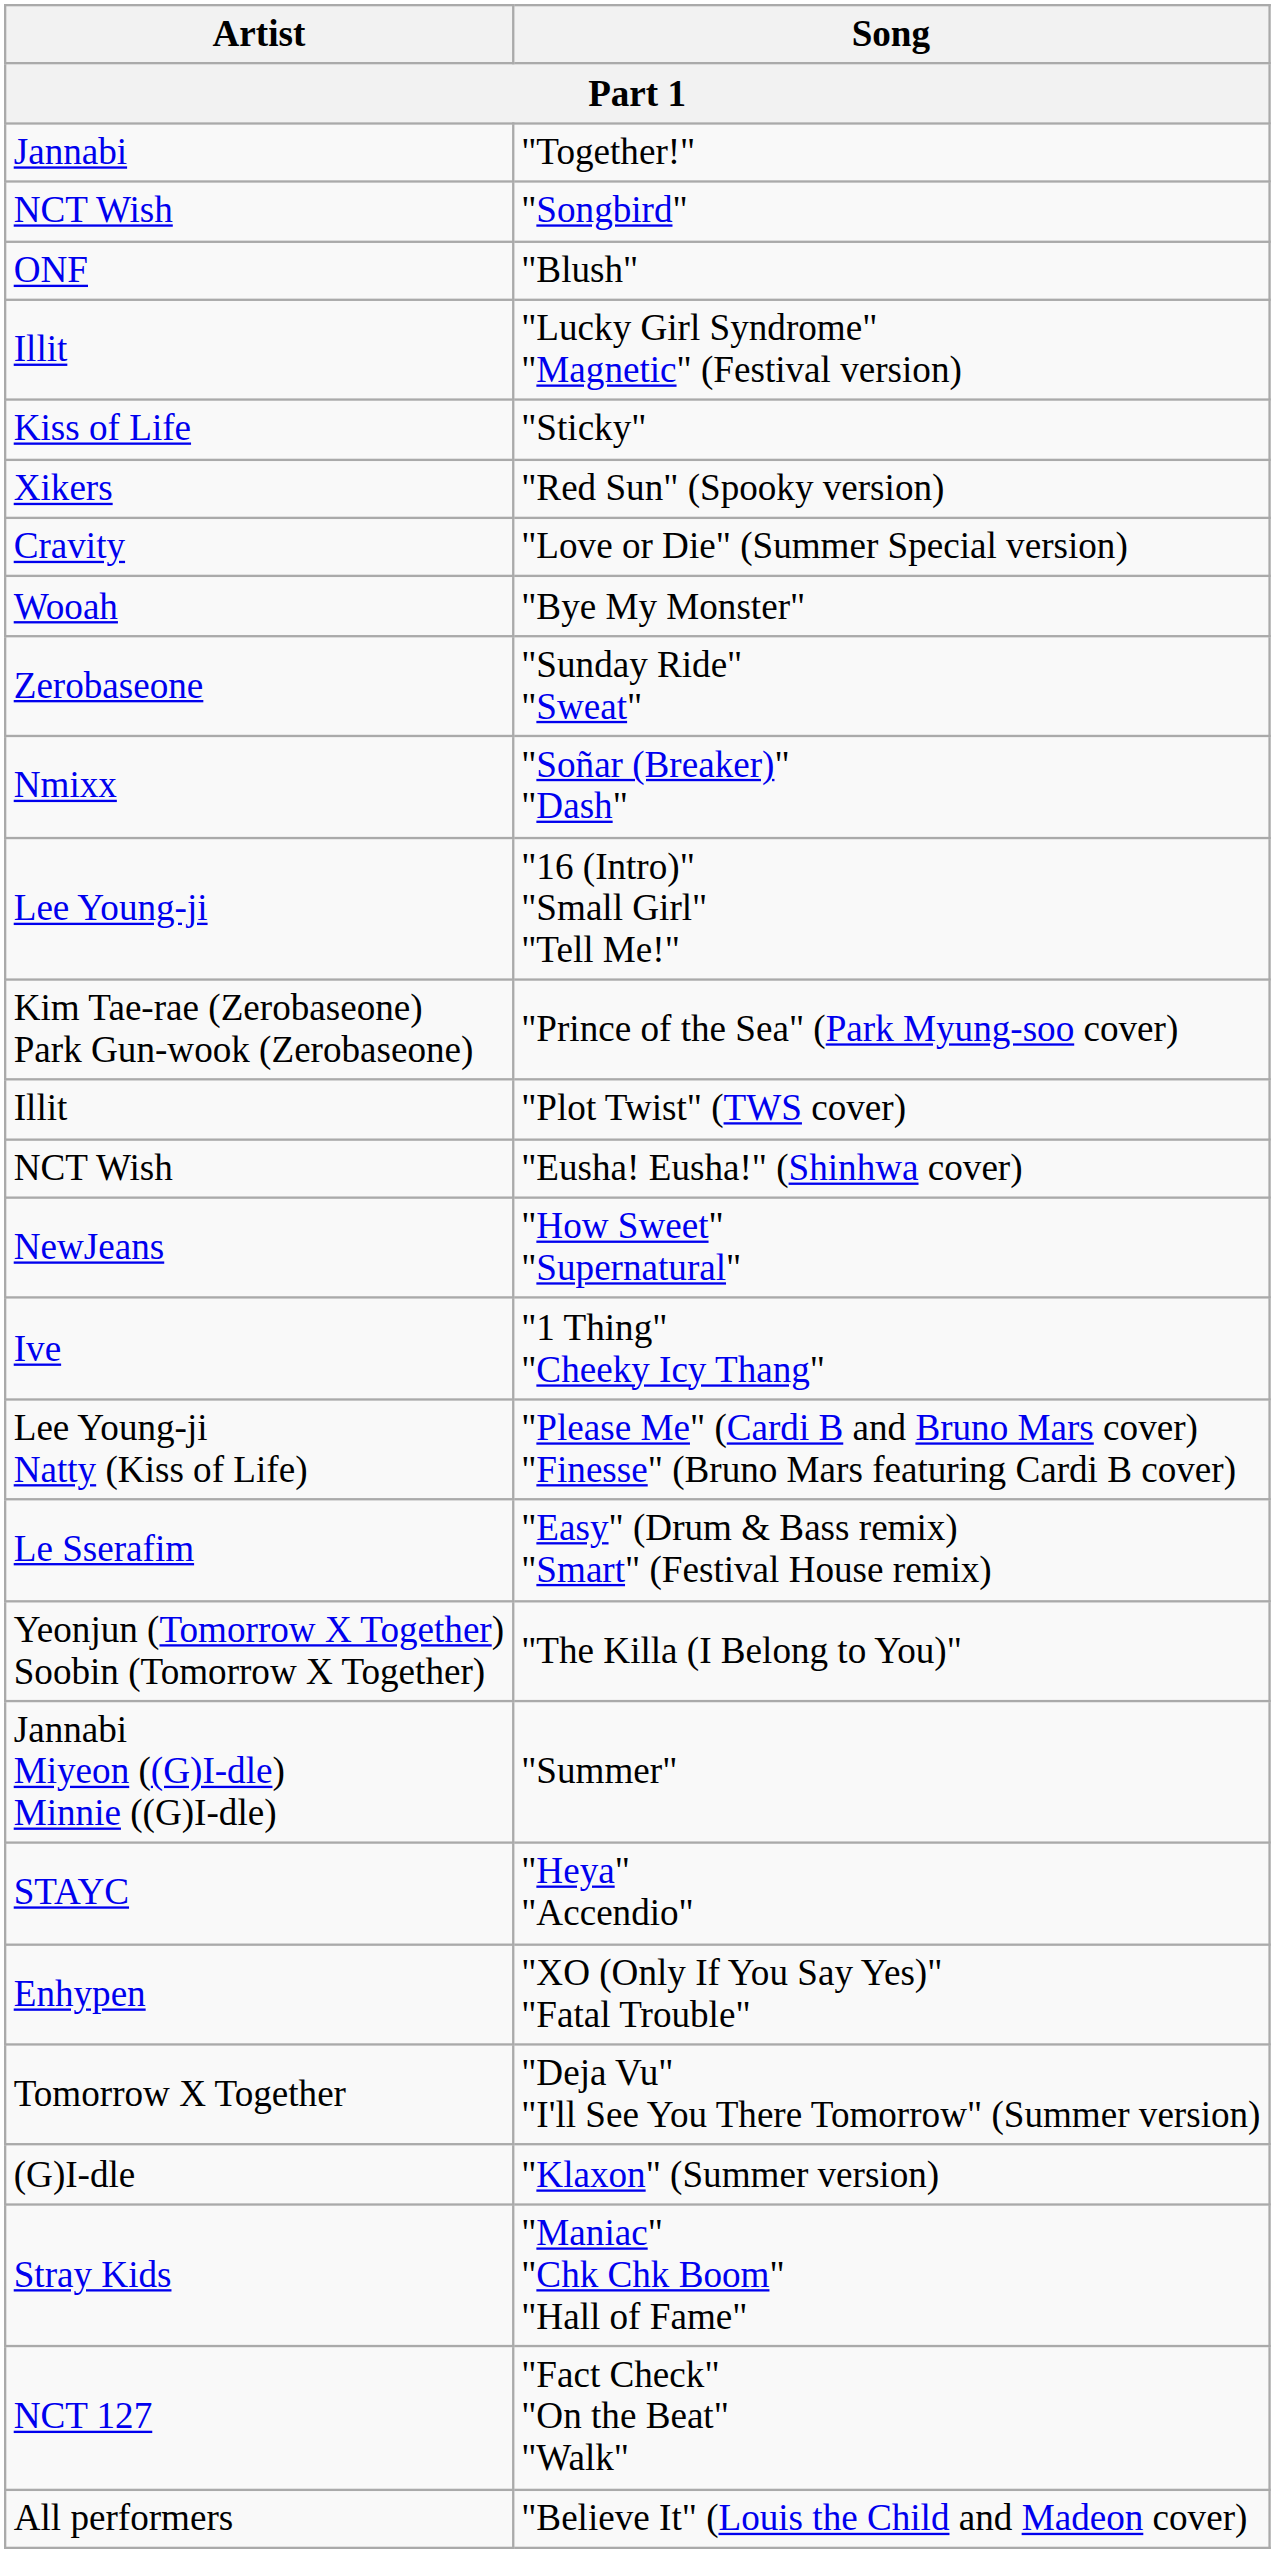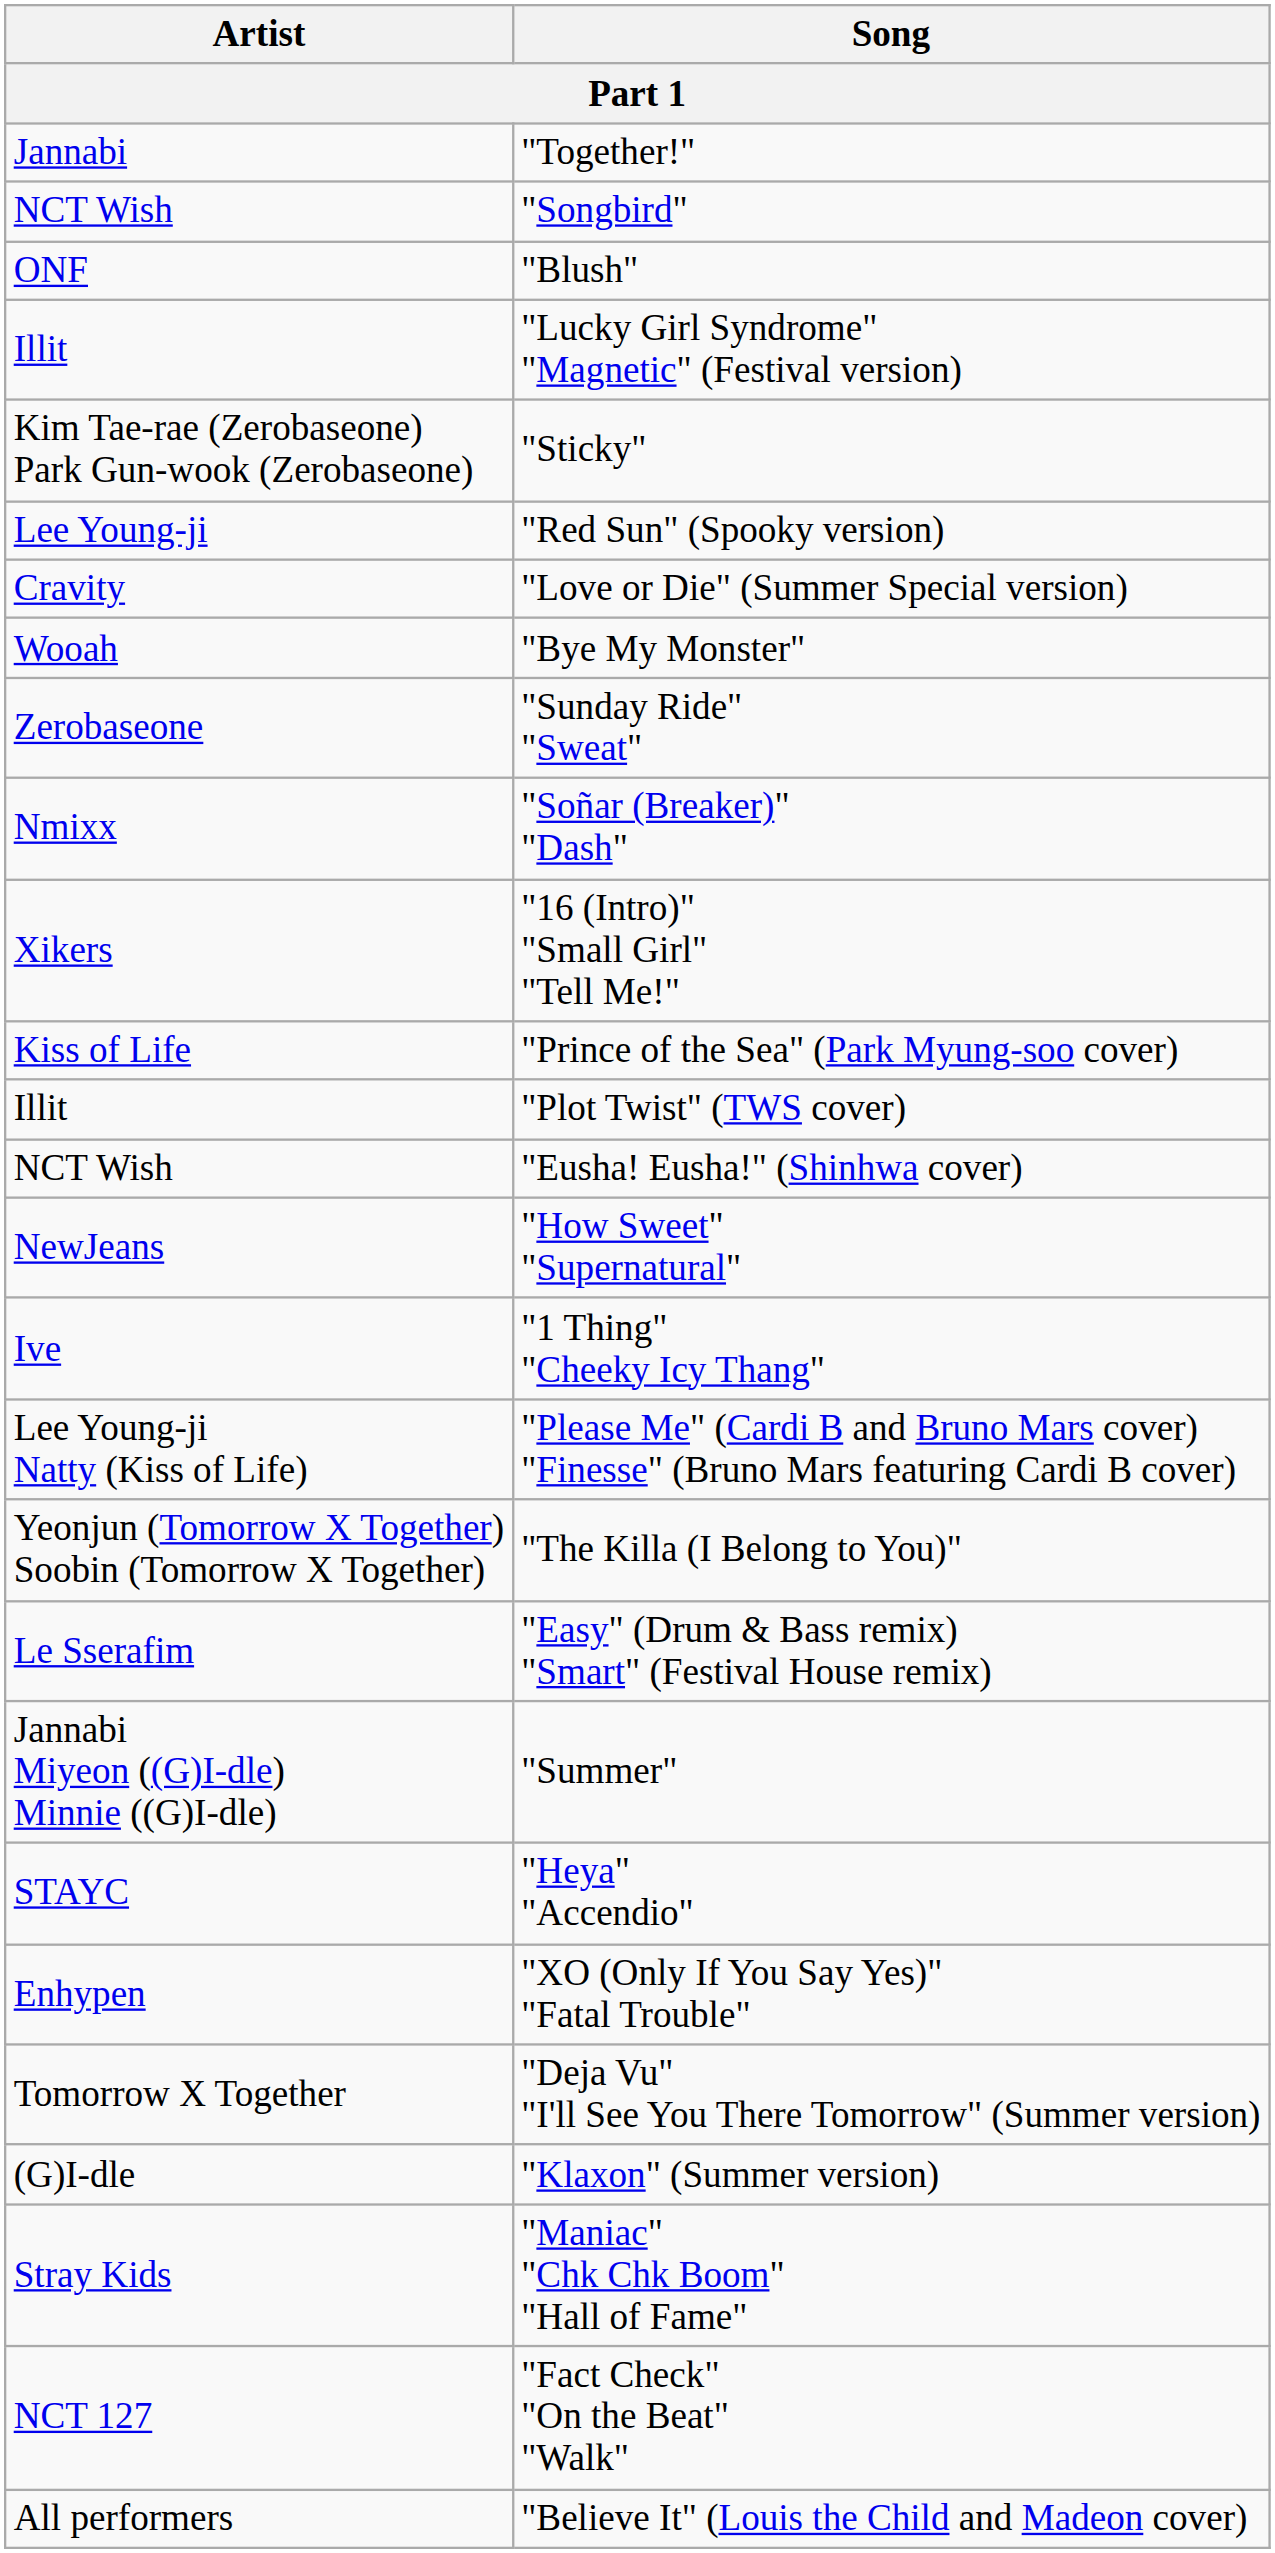(102, 428) Kiss of Life -> (244, 449) Kim Tae-rae (Zerobaseone) Park Gun-wook (Zerobaseone)
(63, 487) Xikers -> (111, 529) Lee Young-ji
(111, 907) Lee Young-ji -> (63, 949) Xikers
(244, 1028) Kim Tae-rae (Zerobaseone) Park Gun-wook (Zerobaseone) -> (102, 1049) Kiss of Life
rows swapped: (742, 1649) <-> (756, 1549)
